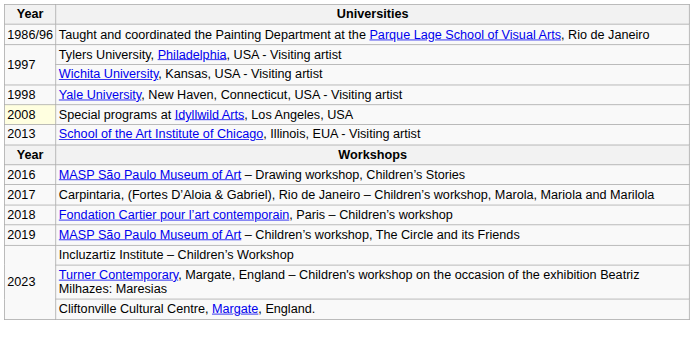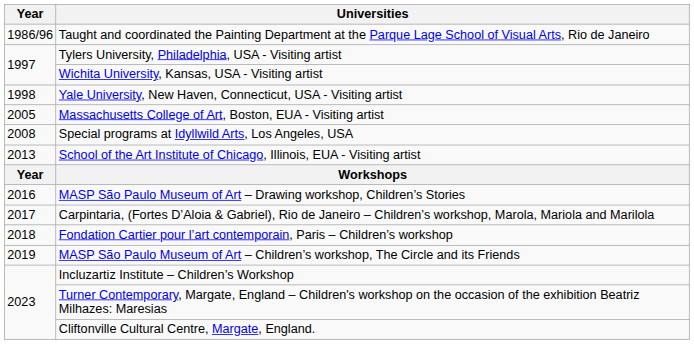+ row: (221, 114)
(21, 114) lightyellow background -> (21, 134) no background
